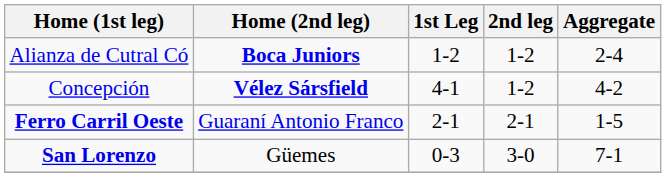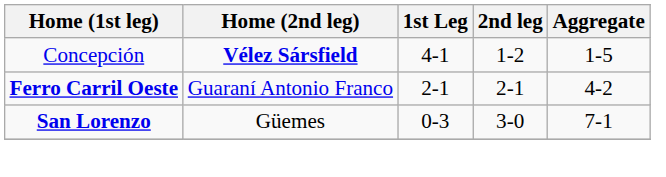- row: (99, 54)
(609, 88) 4-2 -> (599, 54) 1-5
(609, 121) 1-5 -> (599, 88) 4-2
